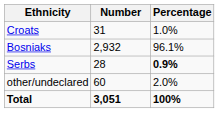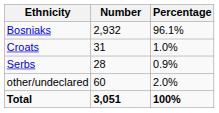rows swapped: (29, 47) <-> (23, 30)
(165, 64) bold -> (165, 64) normal
